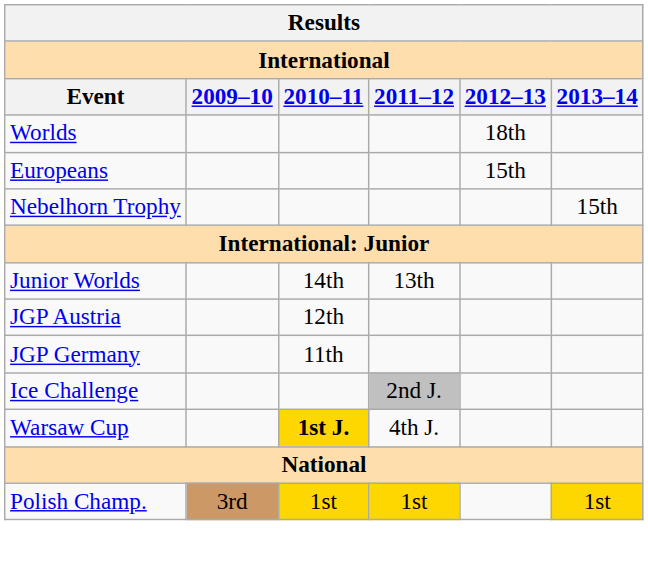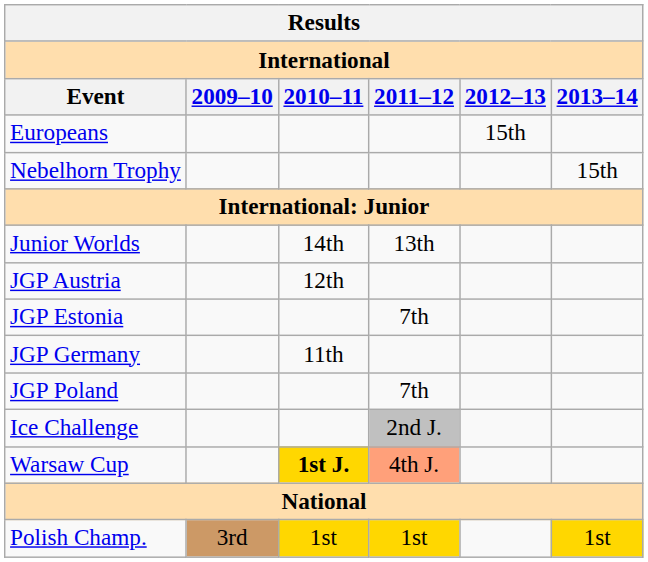- row: (43, 133)
+ row: (67, 317)
+ row: (64, 390)
(414, 427) no background -> (414, 464) lightsalmon background
